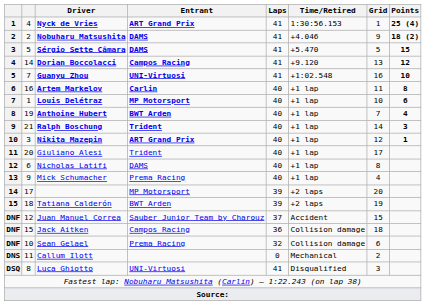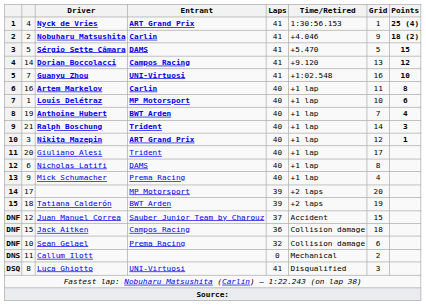(139, 37) DAMS -> (143, 37) Carlin
